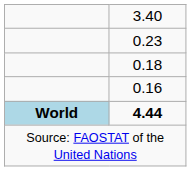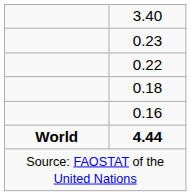+ row: (147, 64)
(57, 112) lightblue background -> (57, 137) no background
